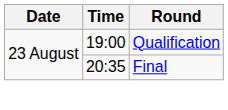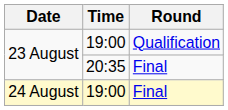+ row: (43, 92)
